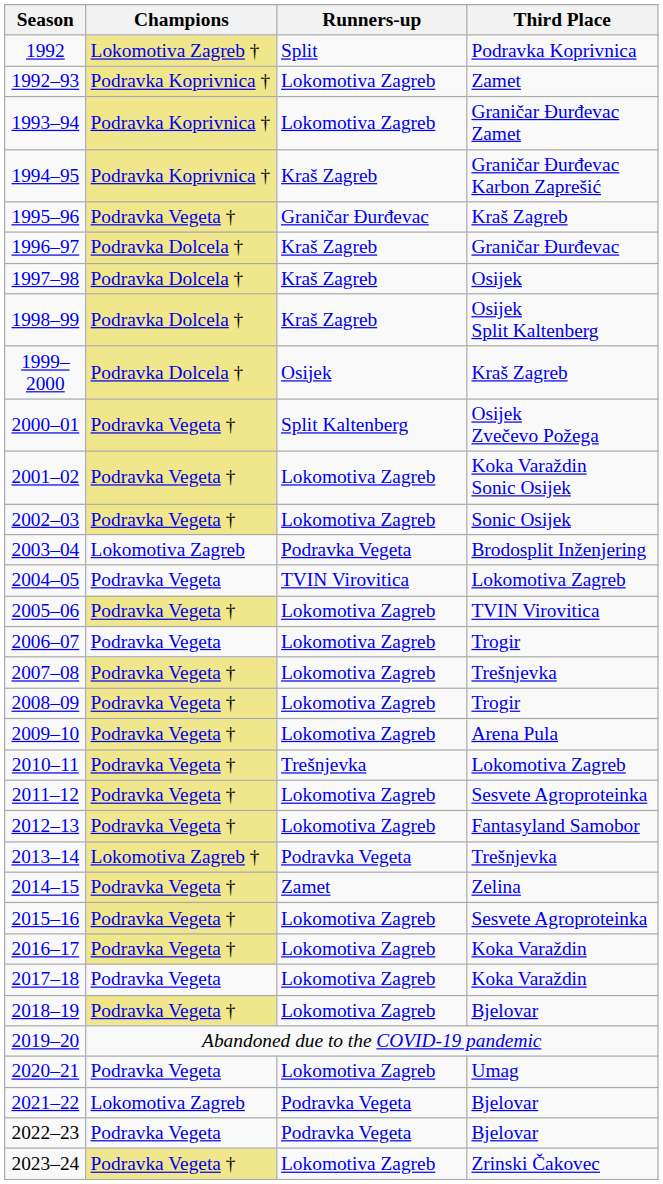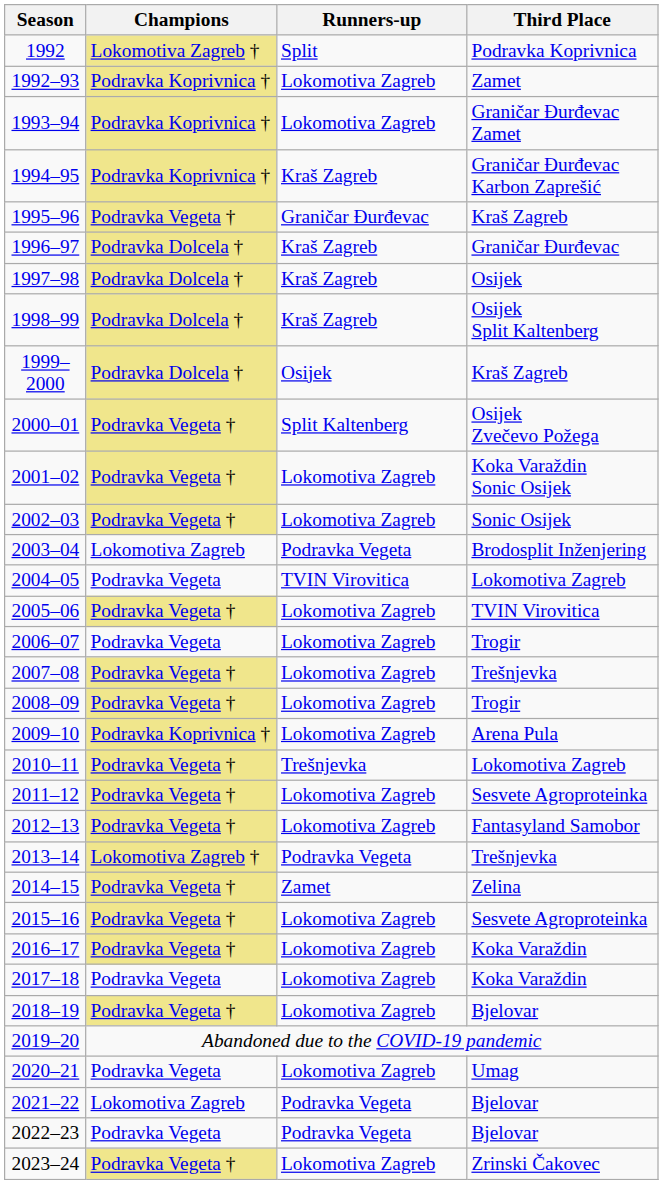(163, 733) Podravka Vegeta † -> (180, 733) Podravka Koprivnica †
